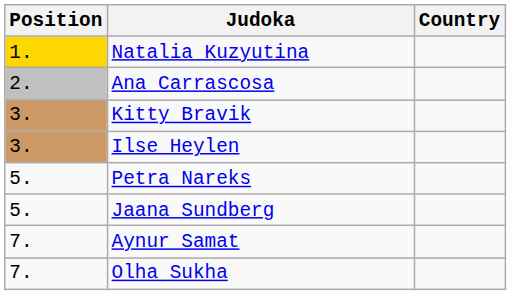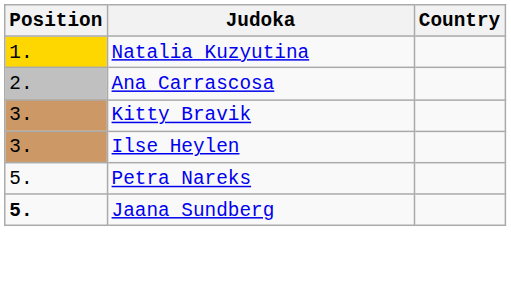(21, 210) normal -> (21, 210) bold
- row: (176, 242)
- row: (170, 273)
